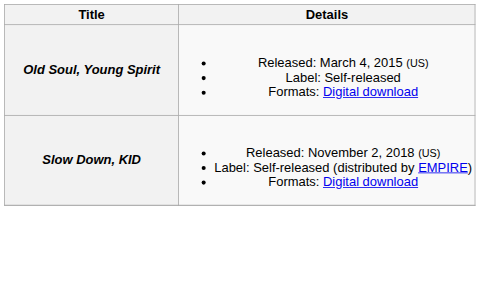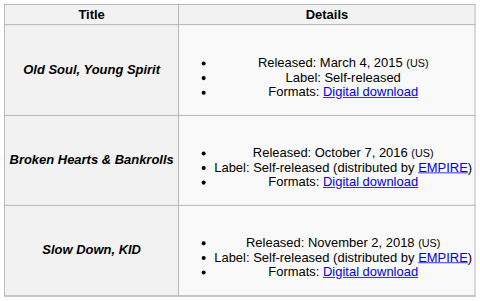+ row: (92, 160)
